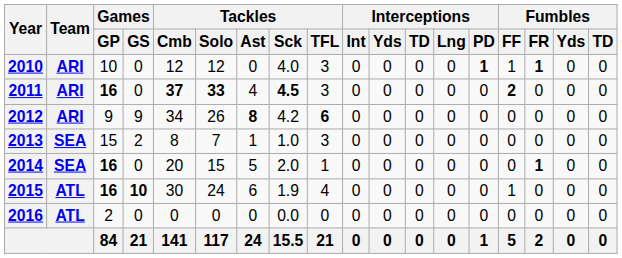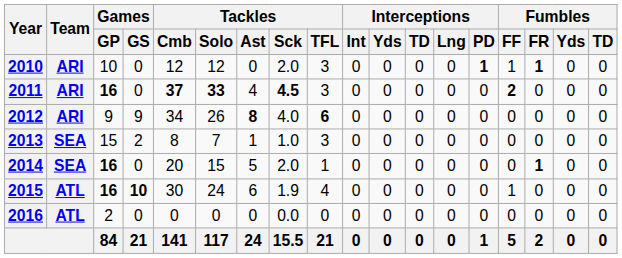(288, 66) 4.0 -> (288, 66) 2.0
(288, 116) 4.2 -> (288, 116) 4.0
